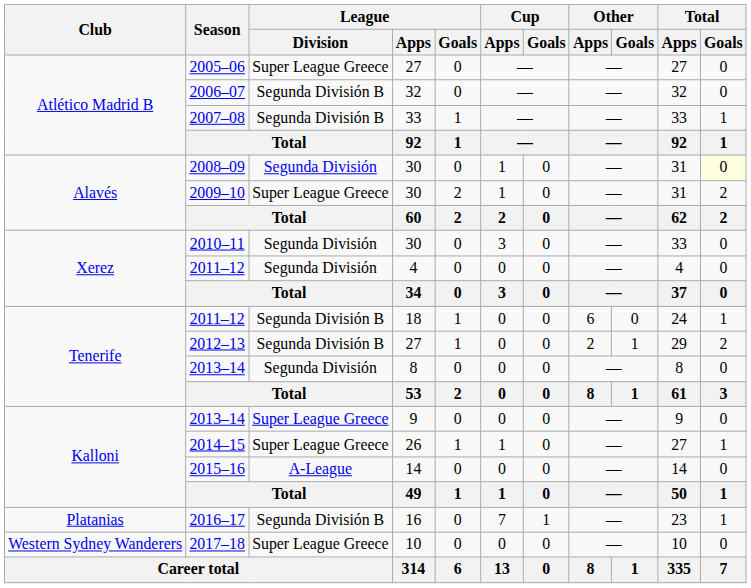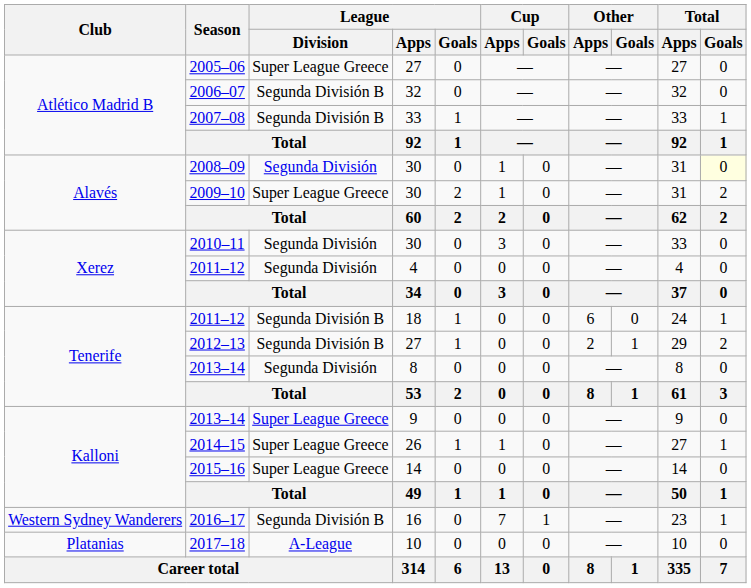(320, 469) A-League -> (320, 469) Super League Greece
(95, 519) Platanias -> (95, 519) Western Sydney Wanderers
(95, 544) Western Sydney Wanderers -> (95, 544) Platanias
(320, 544) Super League Greece -> (320, 544) A-League
